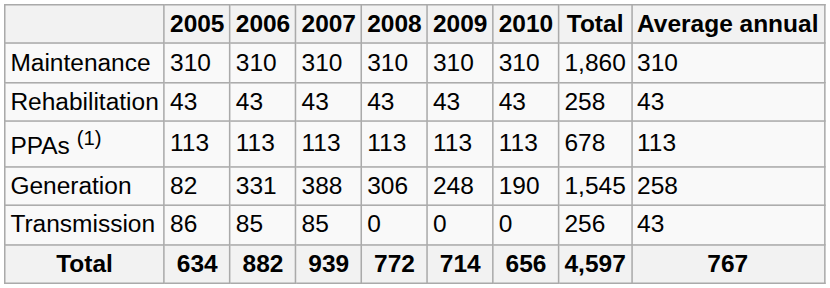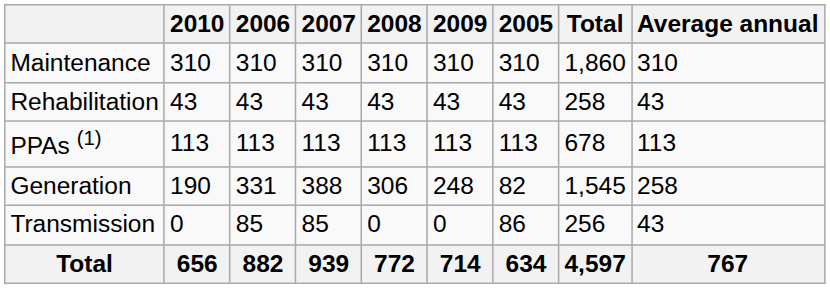columns swapped: (197, 23) <-> (526, 23)
